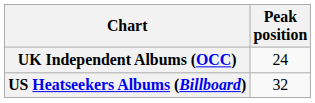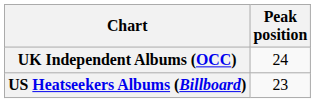(280, 85) 32 -> (280, 85) 23
